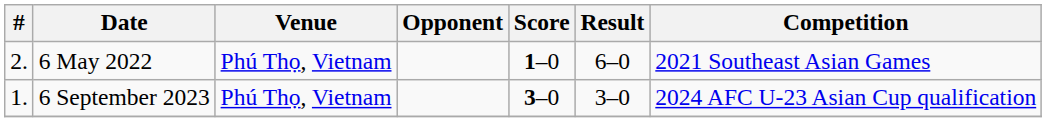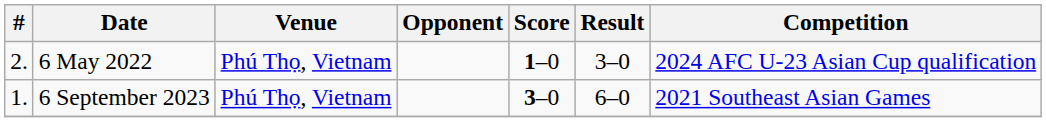(612, 60) 6–0 -> (612, 60) 3–0
(793, 60) 2021 Southeast Asian Games -> (846, 60) 2024 AFC U-23 Asian Cup qualification
(612, 97) 3–0 -> (612, 97) 6–0
(846, 97) 2024 AFC U-23 Asian Cup qualification -> (793, 97) 2021 Southeast Asian Games
